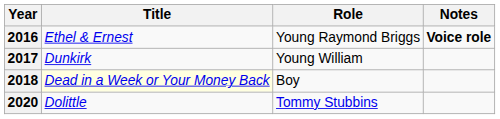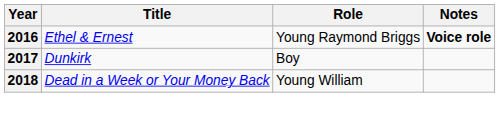(319, 59) Young William -> (288, 59) Boy
(157, 80) lightyellow background -> (157, 80) no background
(288, 80) Boy -> (319, 80) Young William
- row: (23, 102)
